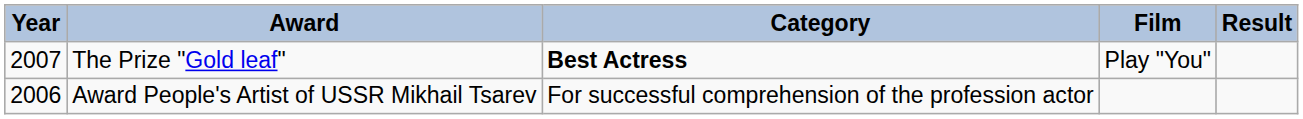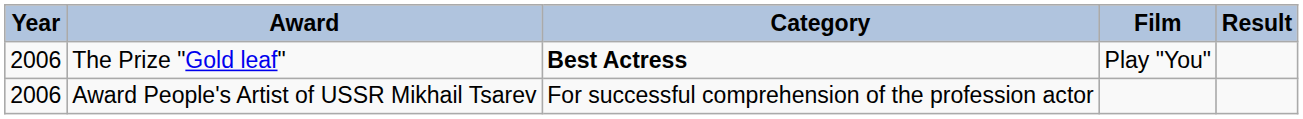(36, 60) 2007 -> (36, 60) 2006
